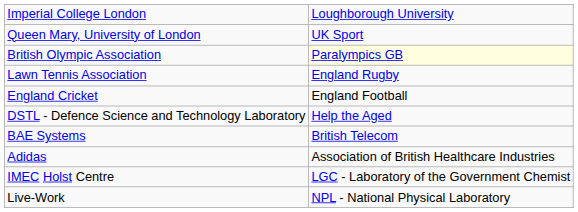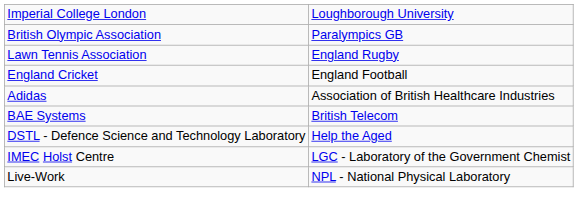- row: (104, 34)
(357, 55) lightyellow background -> (357, 34) no background
rows swapped: (27, 156) <-> (156, 116)
